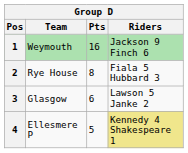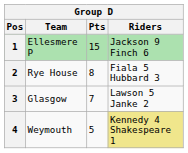(50, 47) Weymouth -> (53, 47) Ellesmere P
(94, 47) 16 -> (94, 47) 15
(92, 99) 6 -> (92, 99) 7
(53, 130) Ellesmere P -> (50, 130) Weymouth
